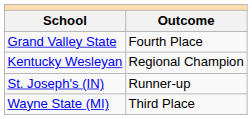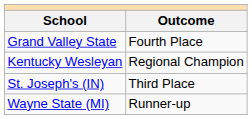(159, 83) Runner-up -> (162, 83) Third Place
(162, 104) Third Place -> (159, 104) Runner-up
